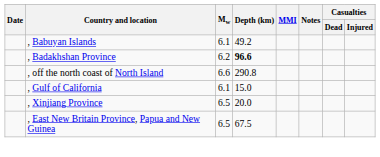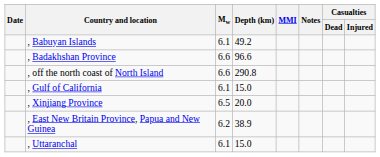(224, 57) 6.2 -> (224, 57) 6.6
(243, 57) bold -> (243, 57) normal
(224, 124) 6.5 -> (224, 124) 6.2
(243, 124) 67.5 -> (243, 124) 38.9
+ row: (52, 144)
